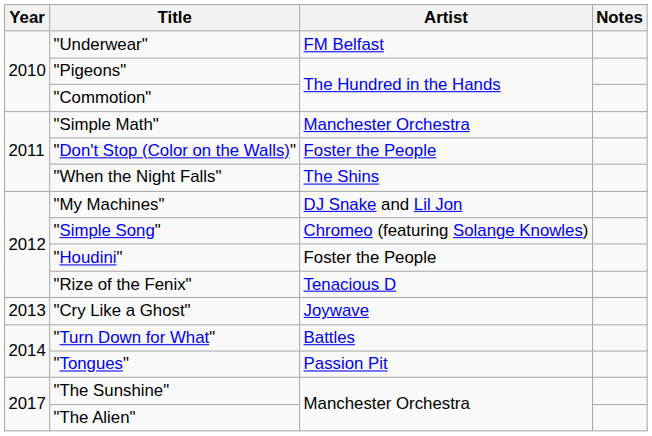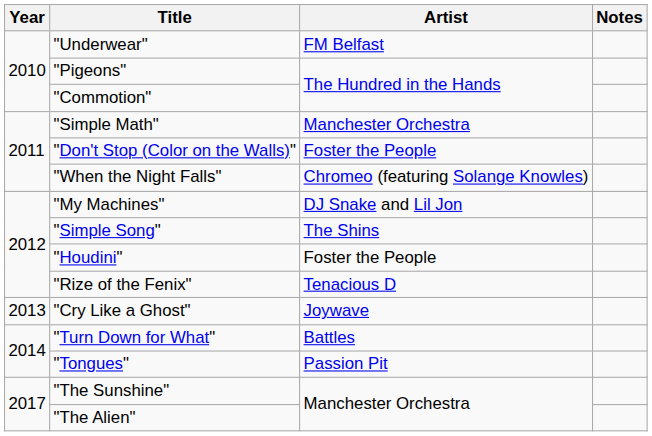(341, 177) The Shins -> (446, 177) Chromeo (featuring Solange Knowles)
(446, 230) Chromeo (featuring Solange Knowles) -> (341, 230) The Shins
